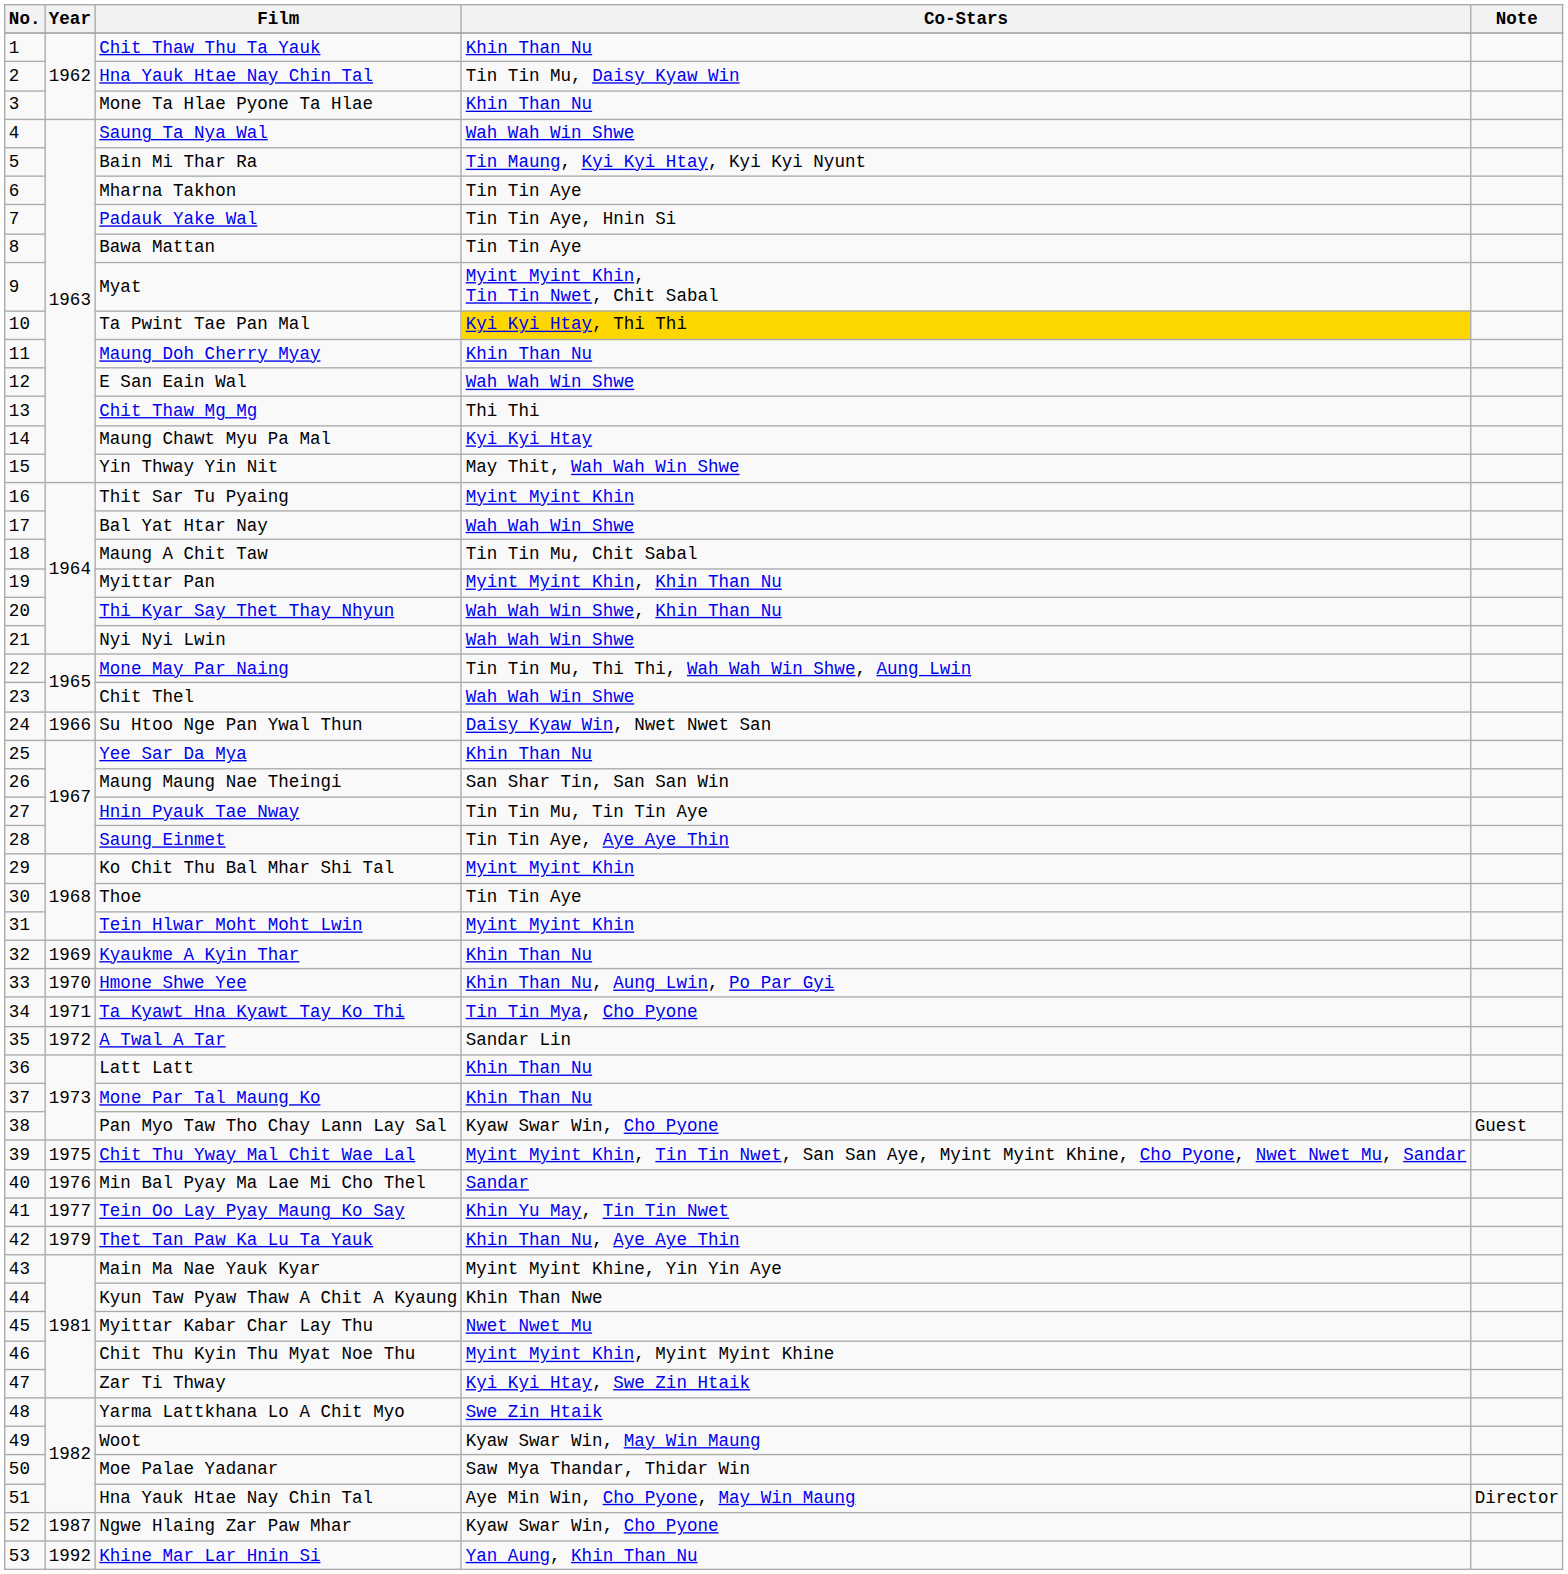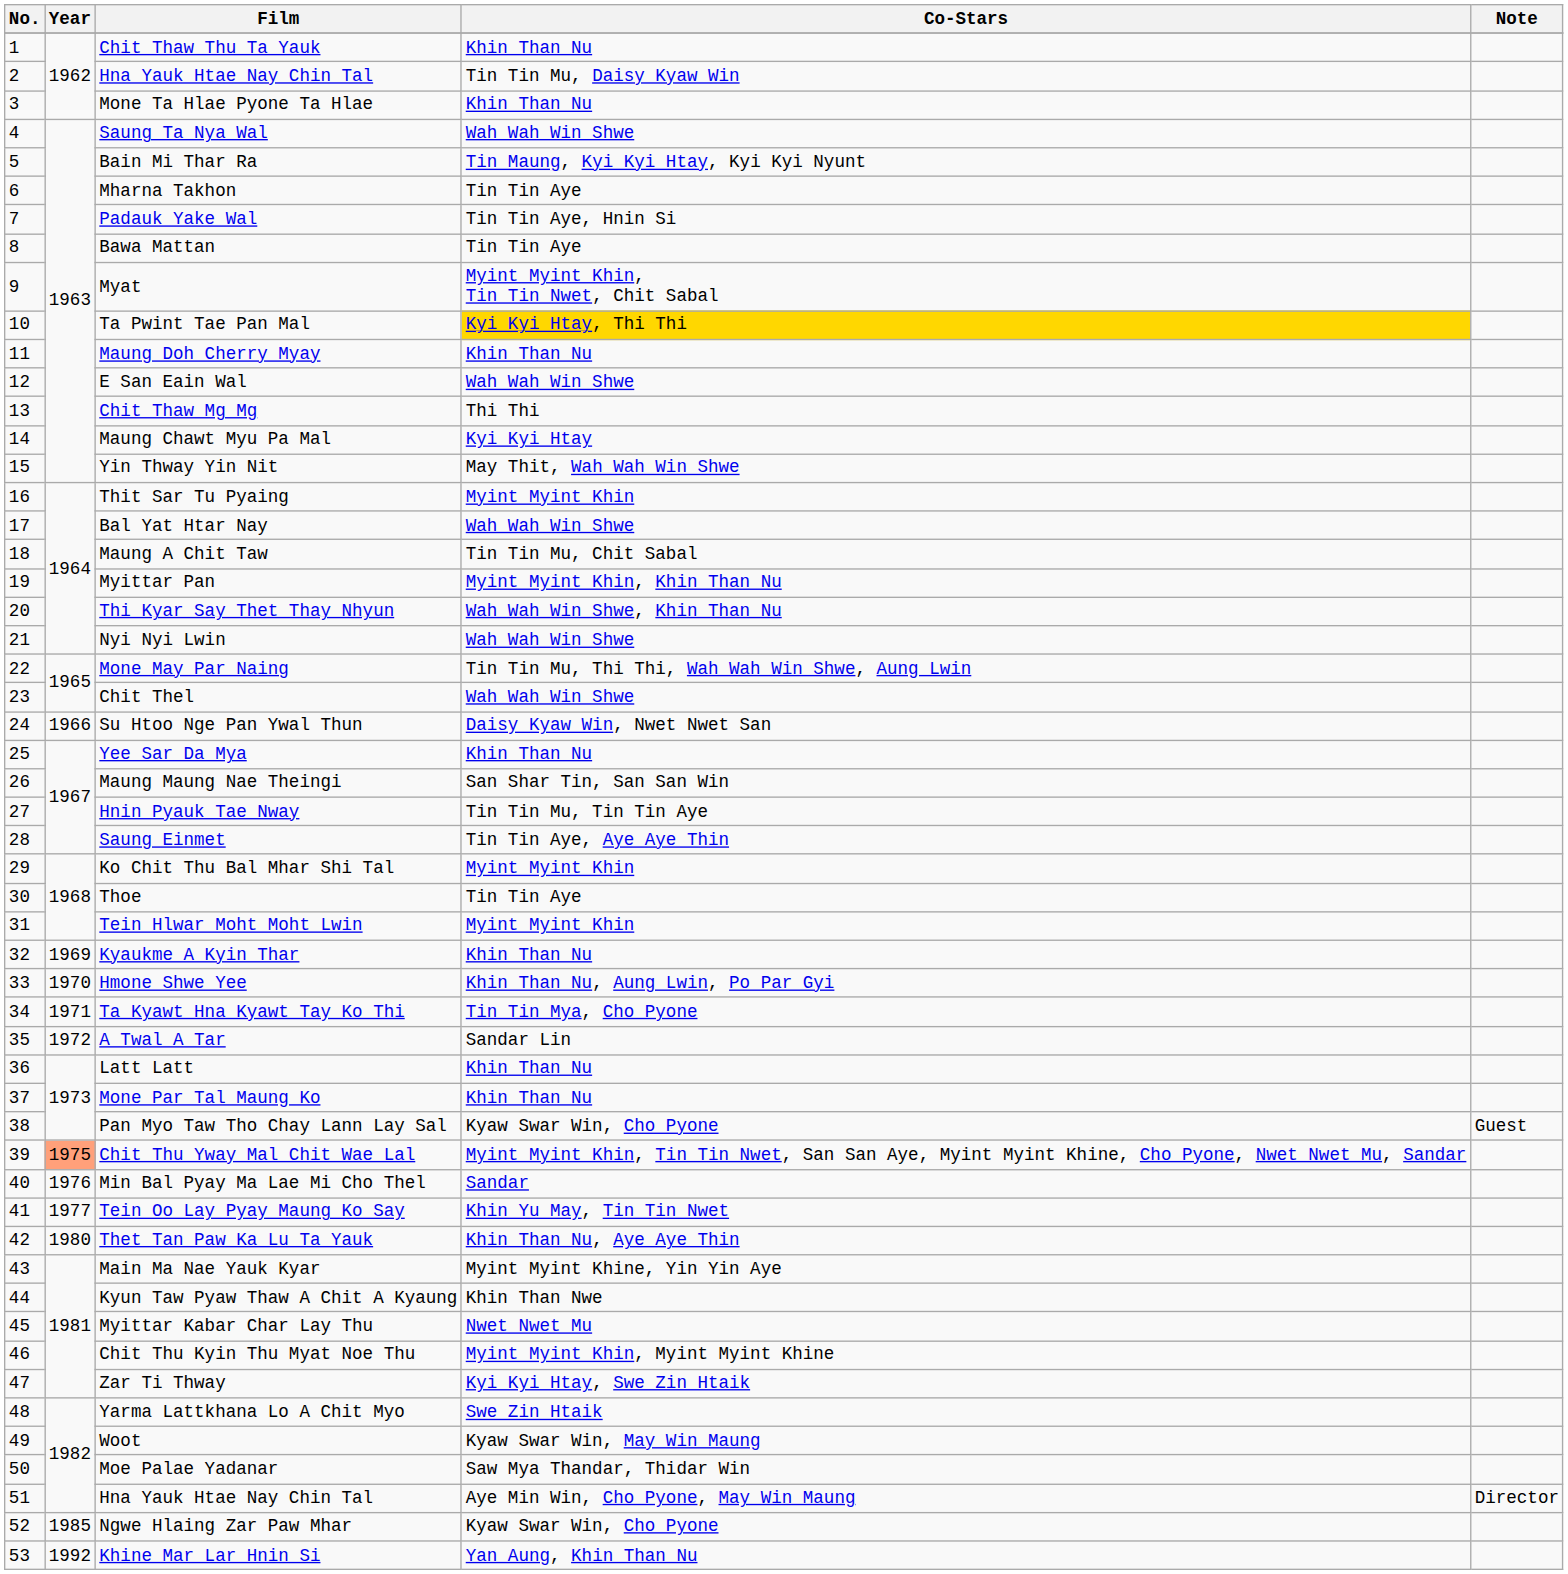(70, 1155) no background -> (70, 1155) lightsalmon background
(70, 1241) 1979 -> (70, 1241) 1980
(70, 1527) 1987 -> (70, 1527) 1985
